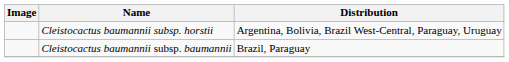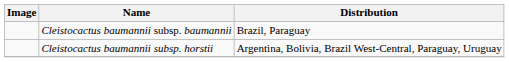rows swapped: (136, 48) <-> (127, 30)
